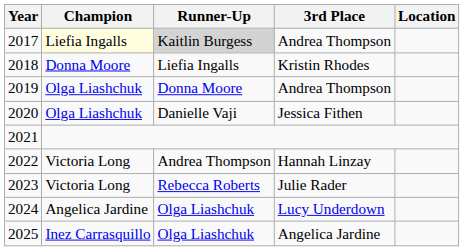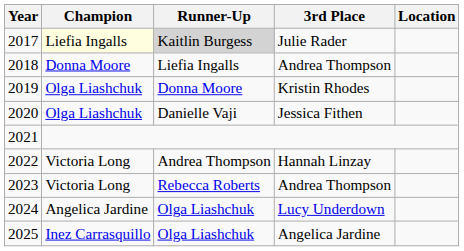(334, 40) Andrea Thompson -> (312, 40) Julie Rader
(324, 64) Kristin Rhodes -> (334, 64) Andrea Thompson
(334, 88) Andrea Thompson -> (324, 88) Kristin Rhodes
(312, 185) Julie Rader -> (334, 185) Andrea Thompson
